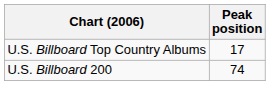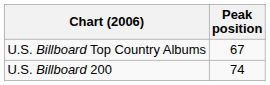(237, 49) 17 -> (237, 49) 67
